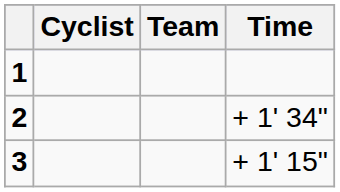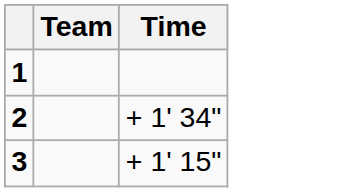- column: (87, 27)
